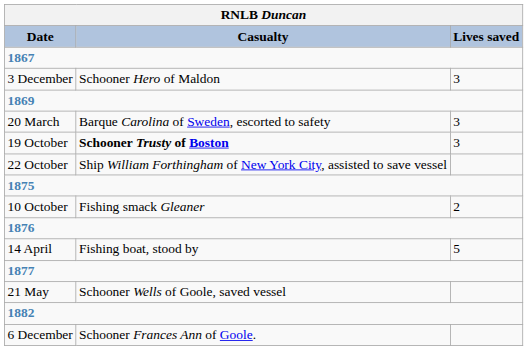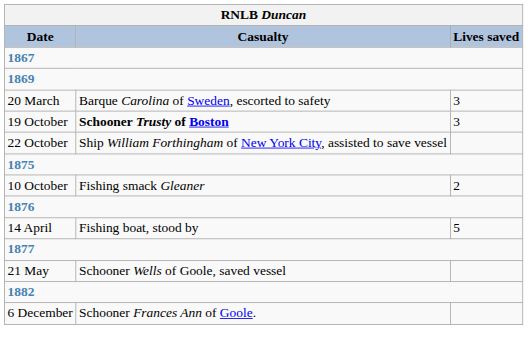- row: (40, 79)
